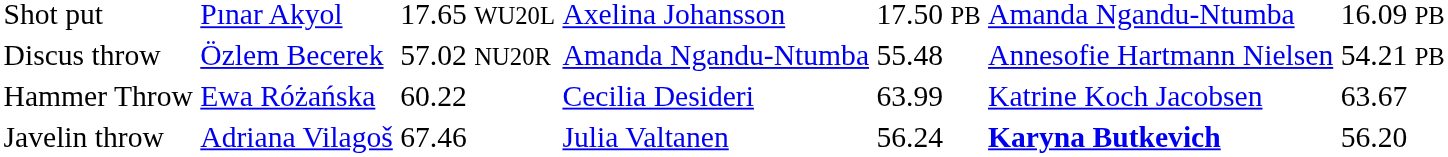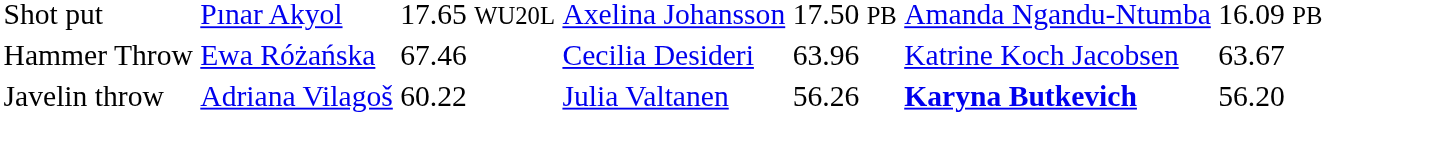- row: (82, 55)
(434, 96) 60.22 -> (434, 55) 67.46
(910, 96) 63.99 -> (826, 55) 63.96
(434, 136) 67.46 -> (434, 96) 60.22
(910, 136) 56.24 -> (826, 96) 56.26
